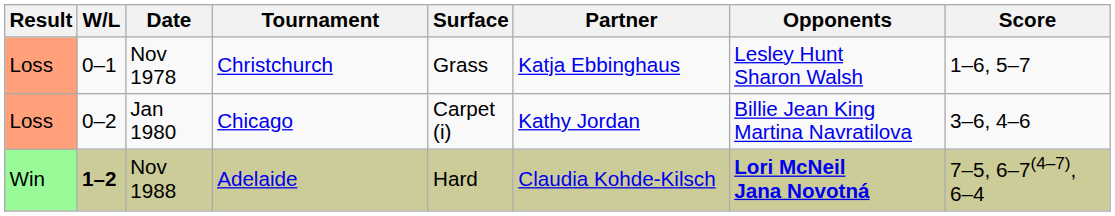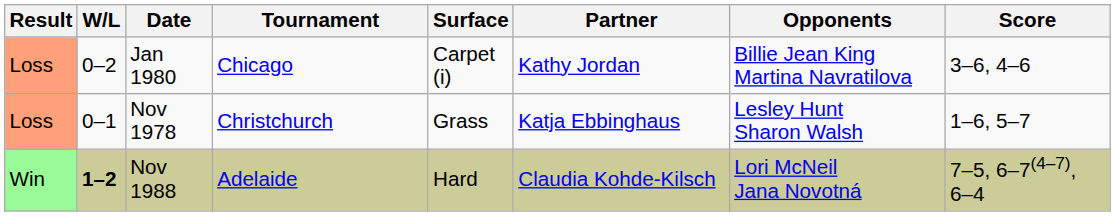rows swapped: (153, 65) <-> (153, 121)
(802, 179) bold -> (798, 179) normal
